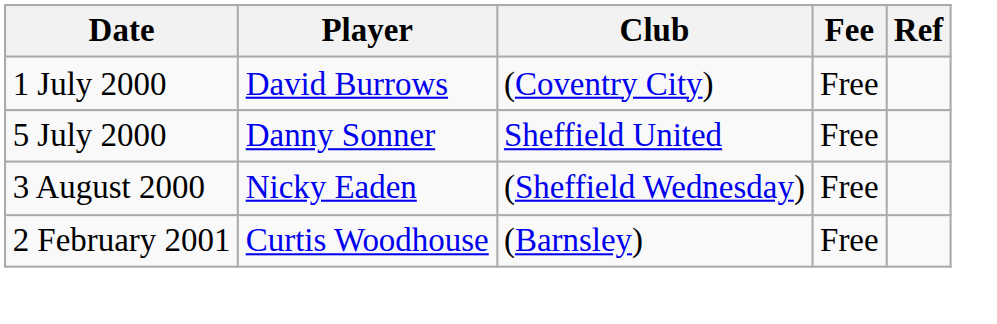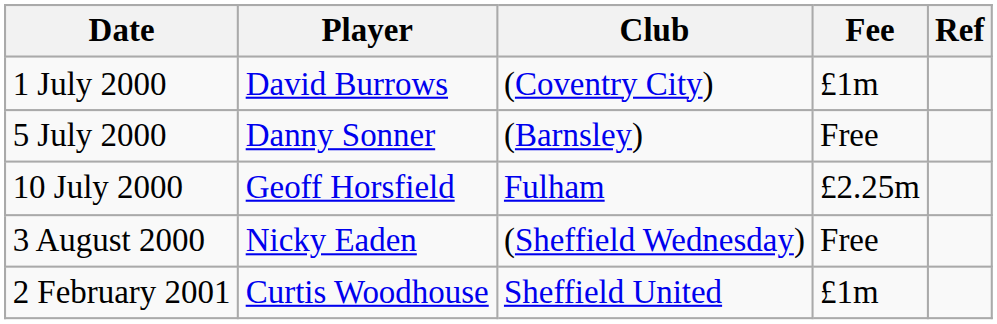(849, 82) Free -> (849, 82) £1m
(613, 135) Sheffield United -> (573, 135) (Barnsley)
+ row: (98, 187)
(573, 239) (Barnsley) -> (613, 291) Sheffield United
(849, 239) Free -> (849, 291) £1m
